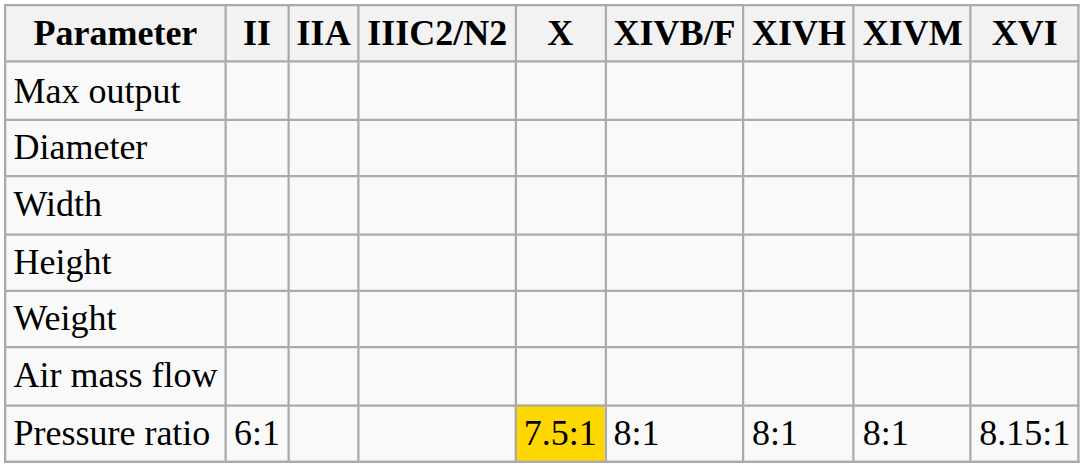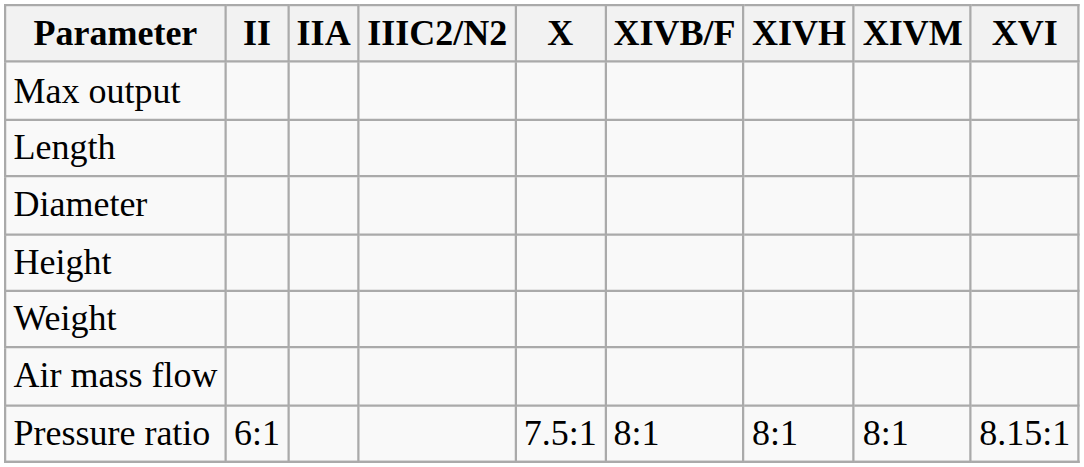+ row: (64, 147)
- row: (58, 204)
(560, 432) gold background -> (560, 432) no background
